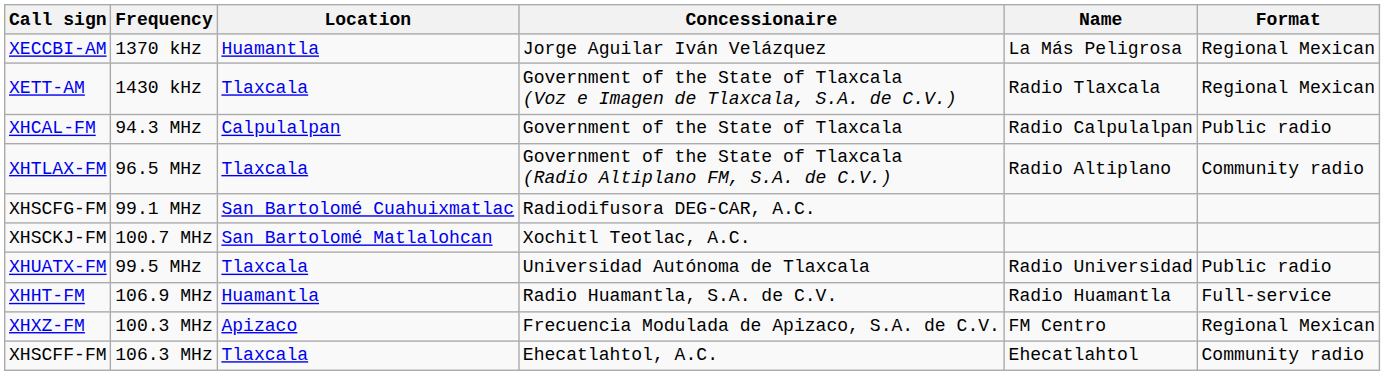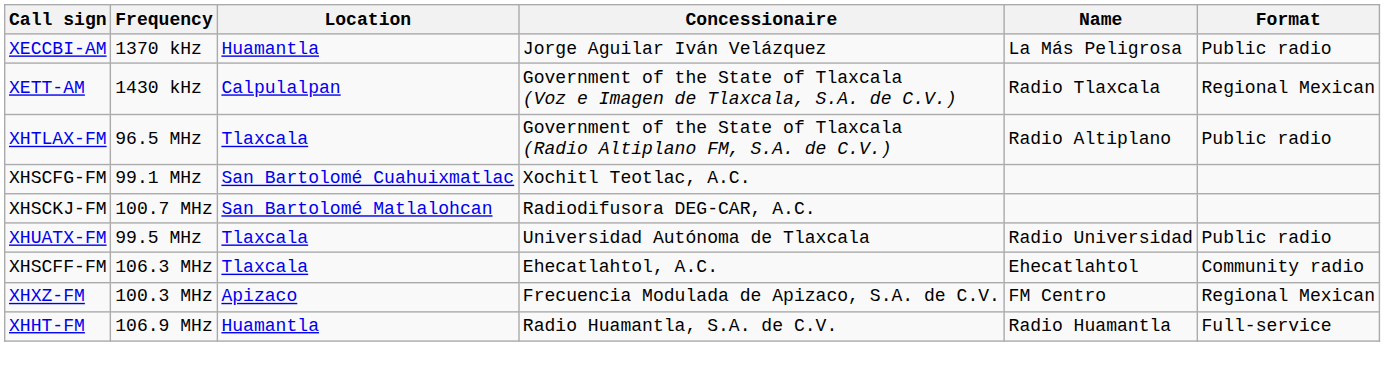(1288, 49) Regional Mexican -> (1267, 49) Public radio
(265, 89) Tlaxcala -> (281, 89) Calpulalpan
- row: (52, 129)
(1283, 168) Community radio -> (1267, 139) Public radio
(669, 208) Radiodifusora DEG-CAR, A.C. -> (637, 179) Xochitl Teotlac, A.C.
(637, 238) Xochitl Teotlac, A.C. -> (669, 208) Radiodifusora DEG-CAR, A.C.
rows swapped: (58, 356) <-> (47, 297)
